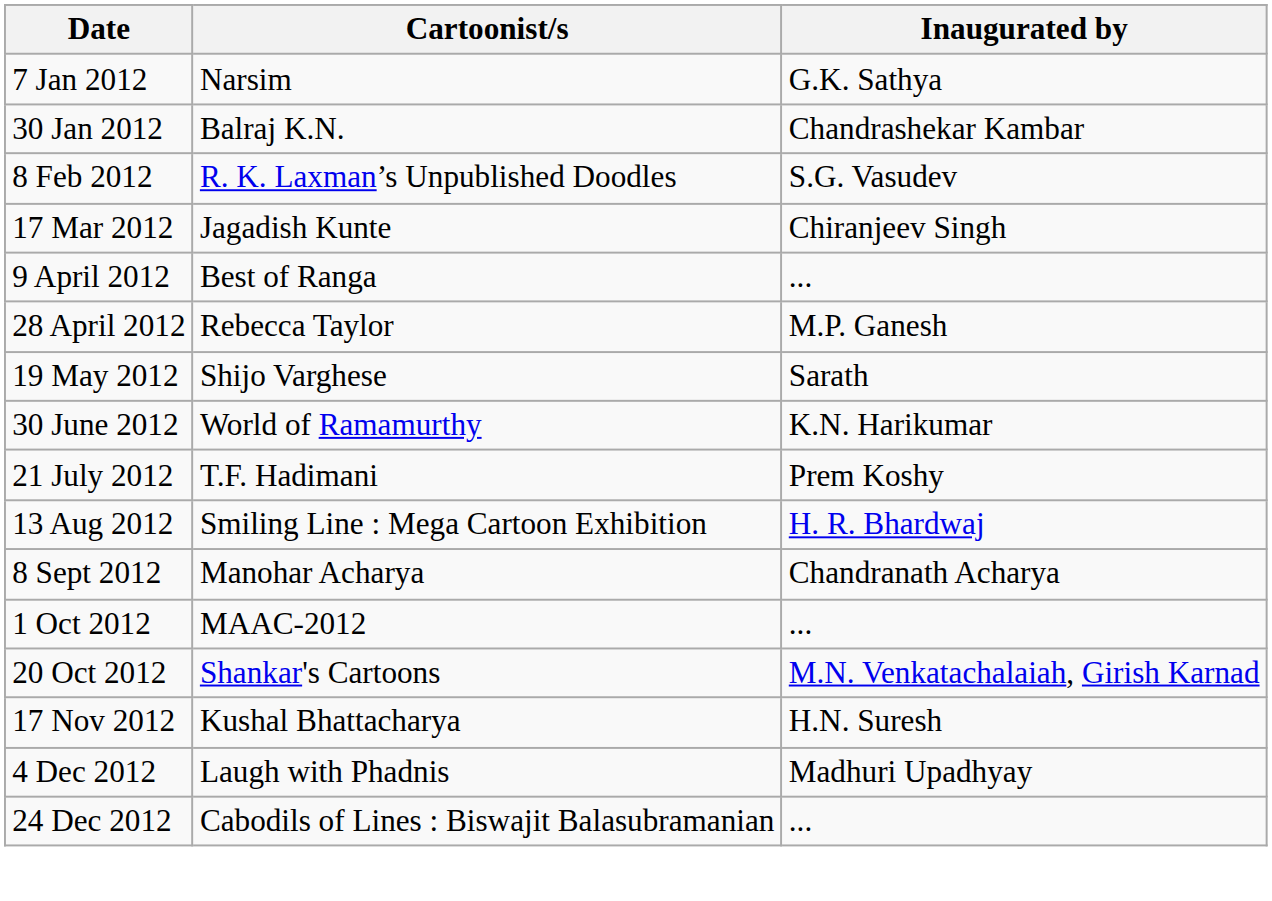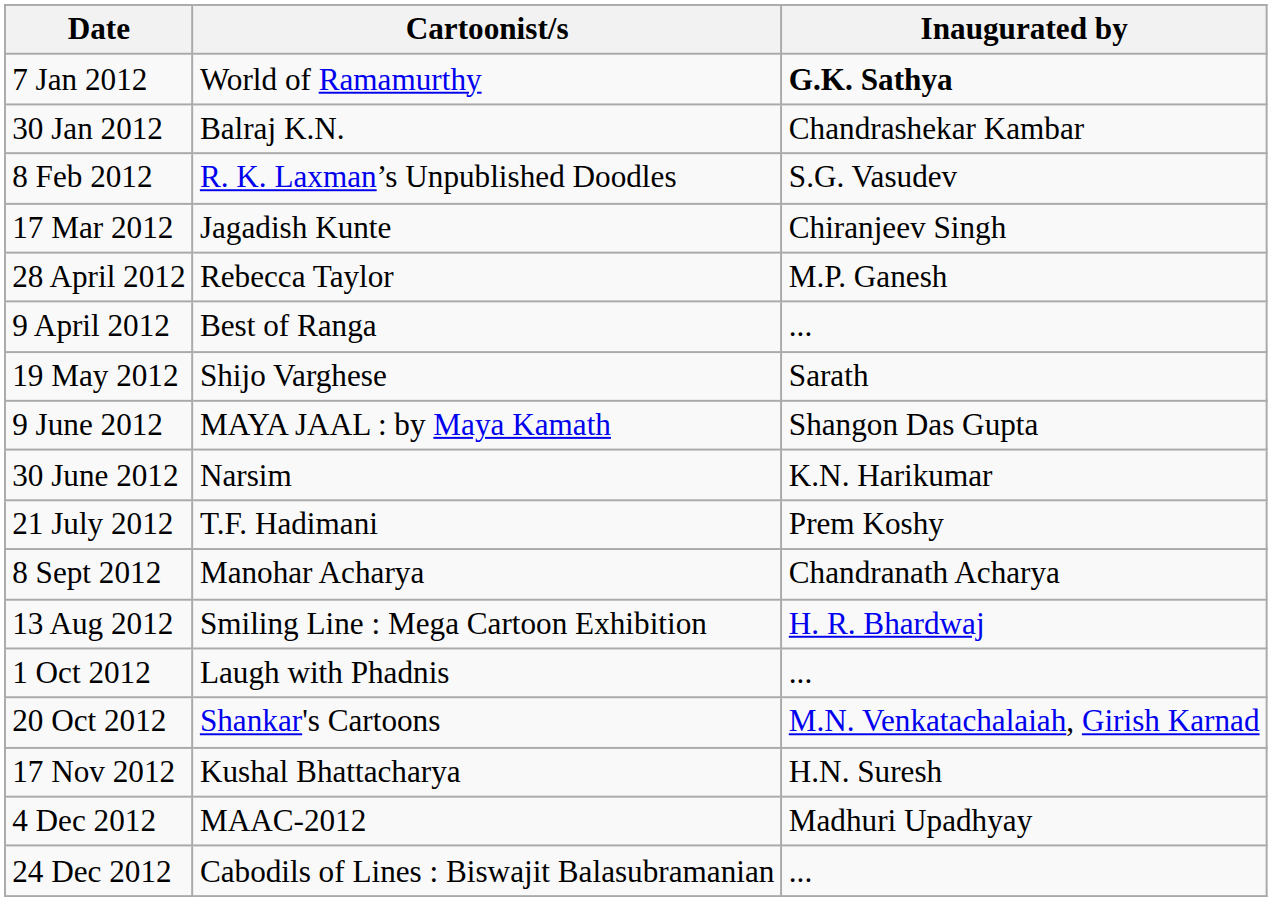(246, 78) Narsim -> (341, 78) World of Ramamurthy
(865, 78) normal -> (871, 78) bold
rows swapped: (91, 276) <-> (99, 326)
+ row: (88, 425)
(341, 425) World of Ramamurthy -> (246, 474) Narsim
rows swapped: (93, 524) <-> (87, 573)
(283, 623) MAAC-2012 -> (325, 672) Laugh with Phadnis
(325, 771) Laugh with Phadnis -> (283, 820) MAAC-2012
